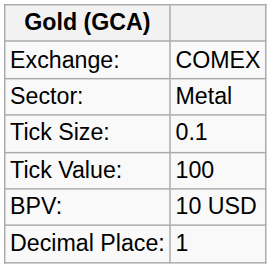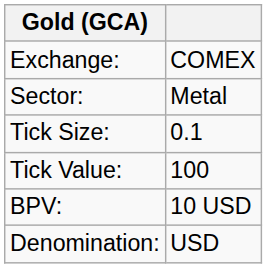+ row: (85, 243)
- row: (87, 243)
